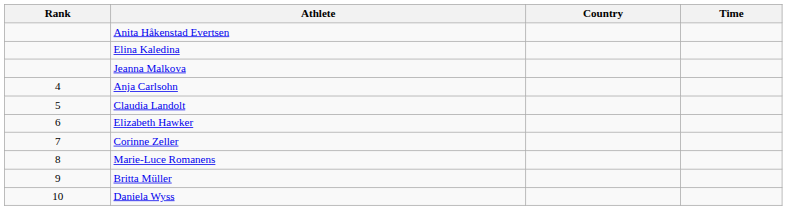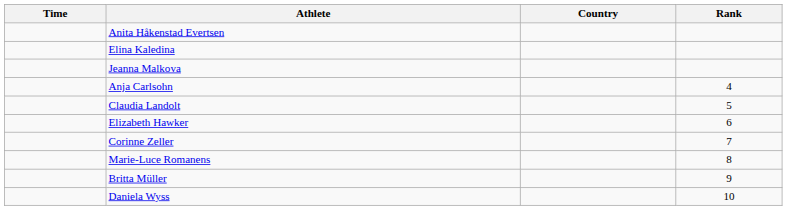columns swapped: (58, 14) <-> (731, 14)
